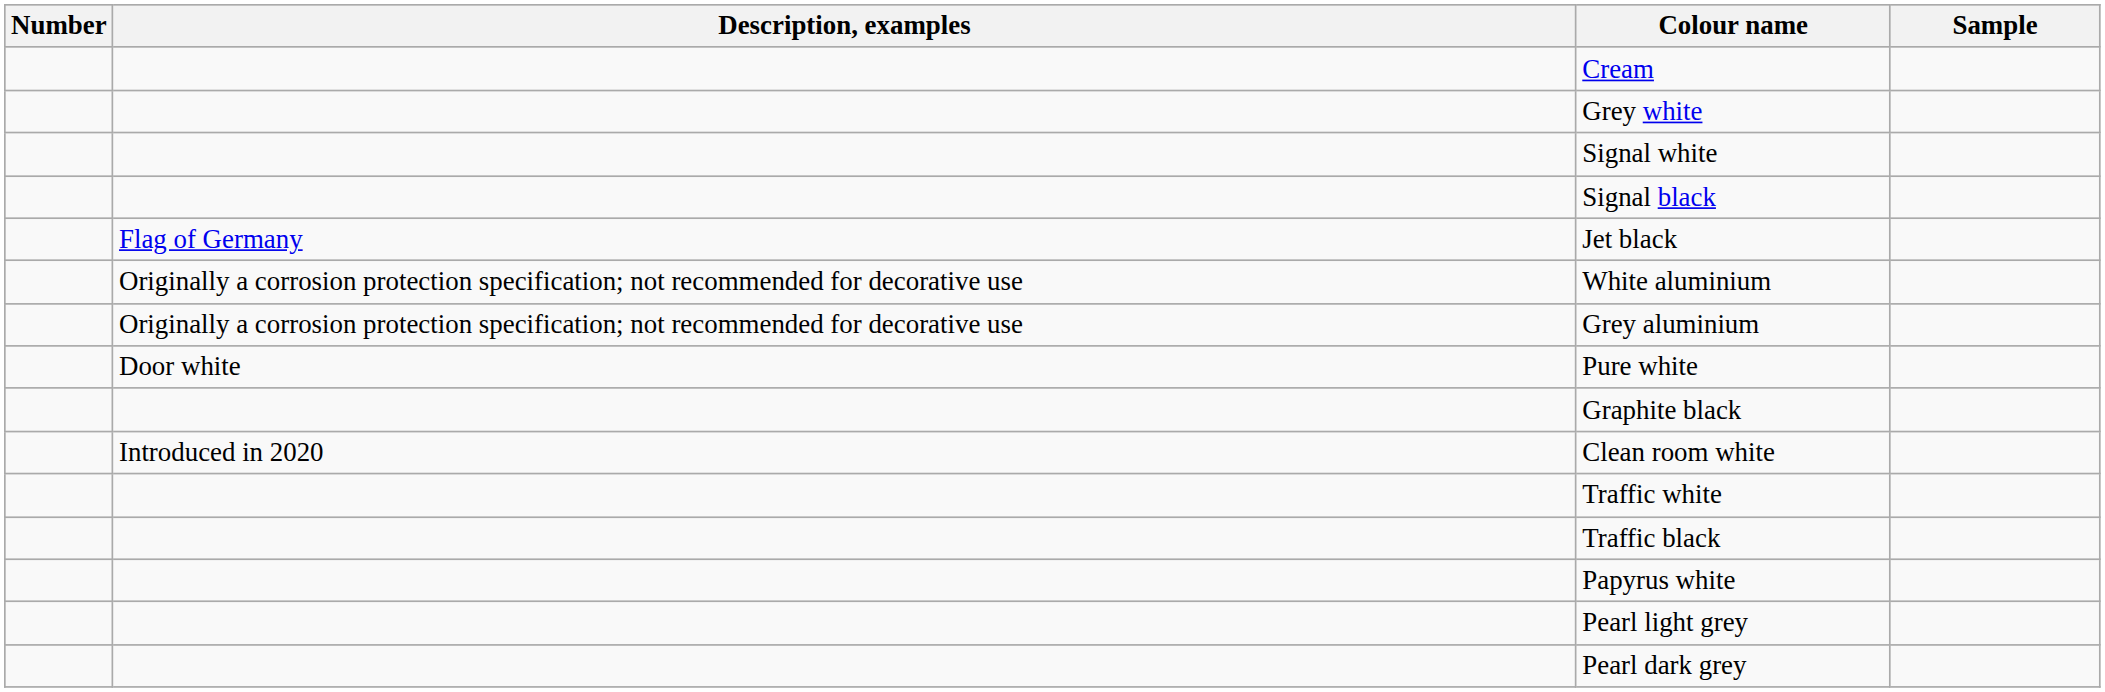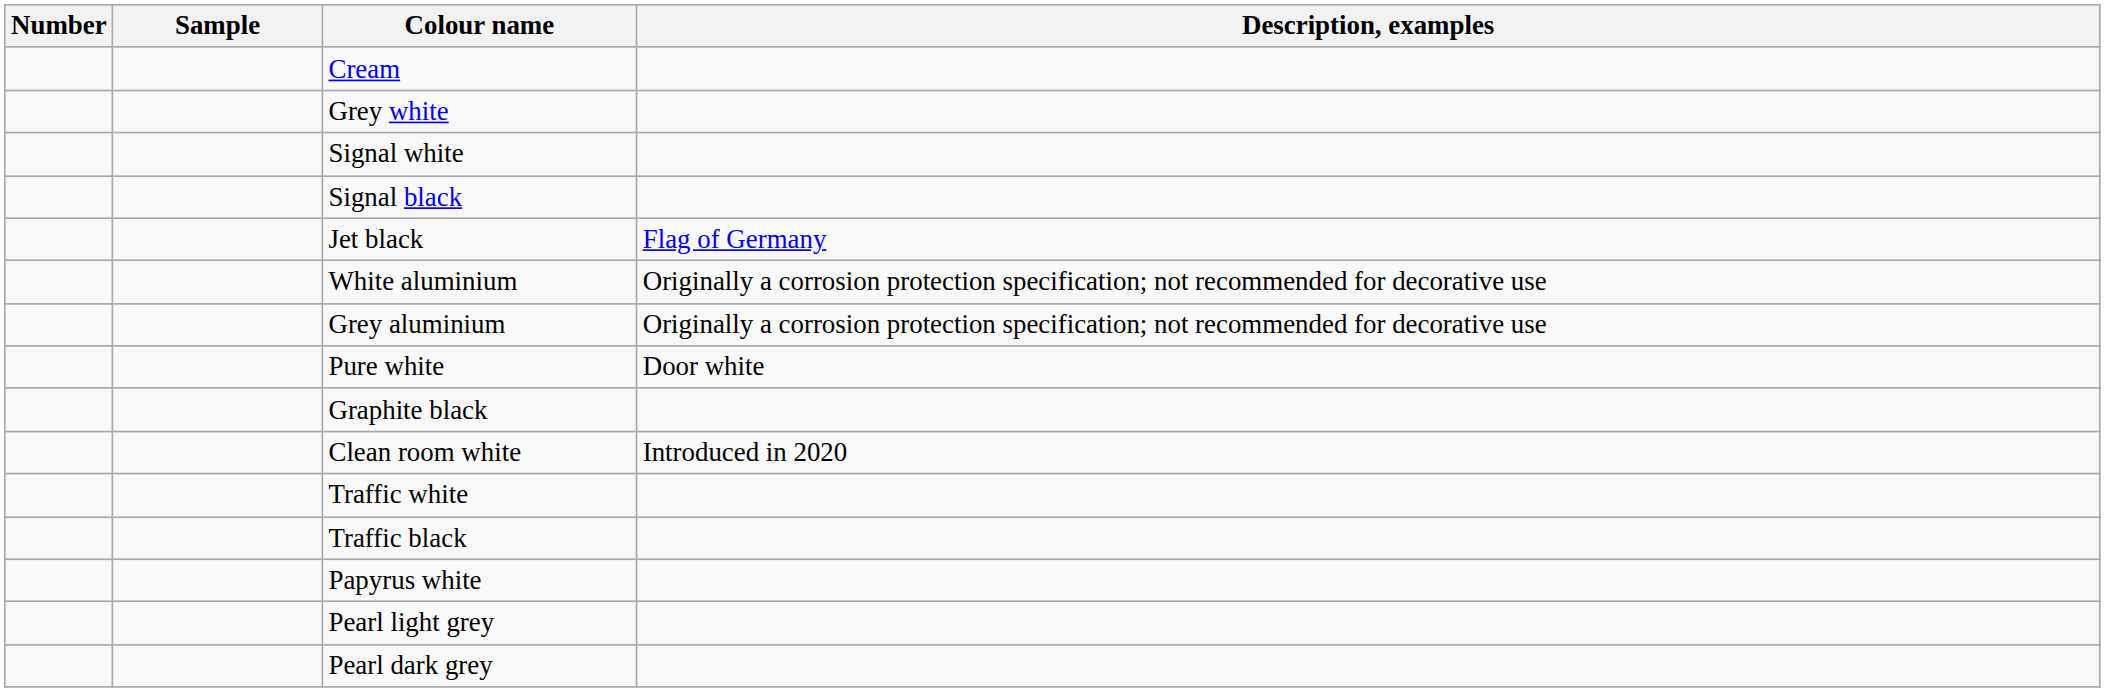columns swapped: (1995, 25) <-> (844, 25)
